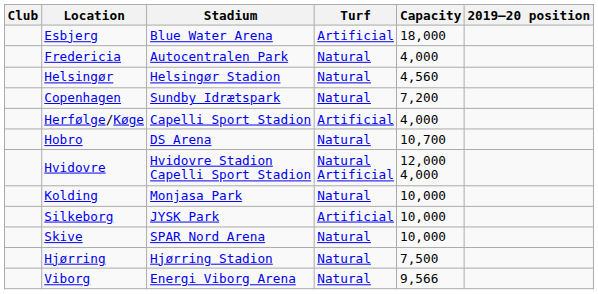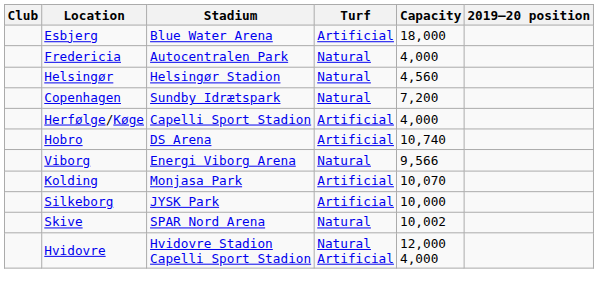(344, 139) Natural -> (356, 139) Artificial
(423, 139) 10,700 -> (423, 139) 10,740
rows swapped: (75, 168) <-> (67, 279)
(344, 196) Natural -> (356, 181) Artificial
(423, 196) 10,000 -> (423, 181) 10,070
(423, 237) 10,000 -> (423, 223) 10,002
- row: (75, 258)
